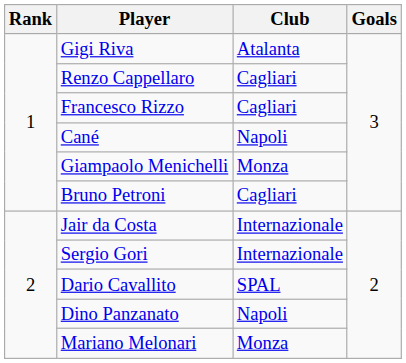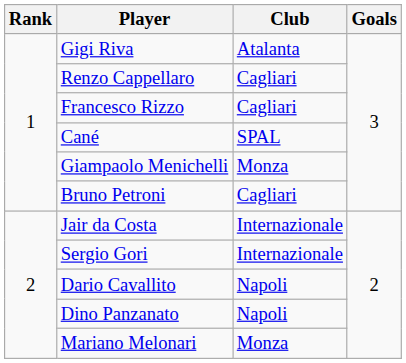(262, 136) Napoli -> (259, 136) SPAL
(259, 284) SPAL -> (262, 284) Napoli
